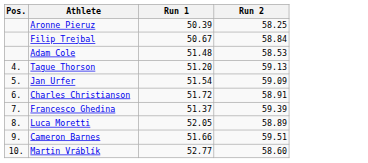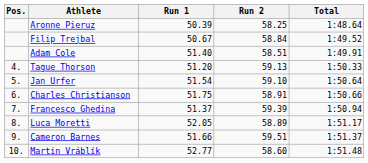+ column: (326, 11)
(199, 53) 51.48 -> (199, 53) 51.40
(274, 53) 58.53 -> (274, 53) 58.51
(274, 81) 59.09 -> (274, 81) 59.10
(199, 95) 51.72 -> (199, 95) 51.75
